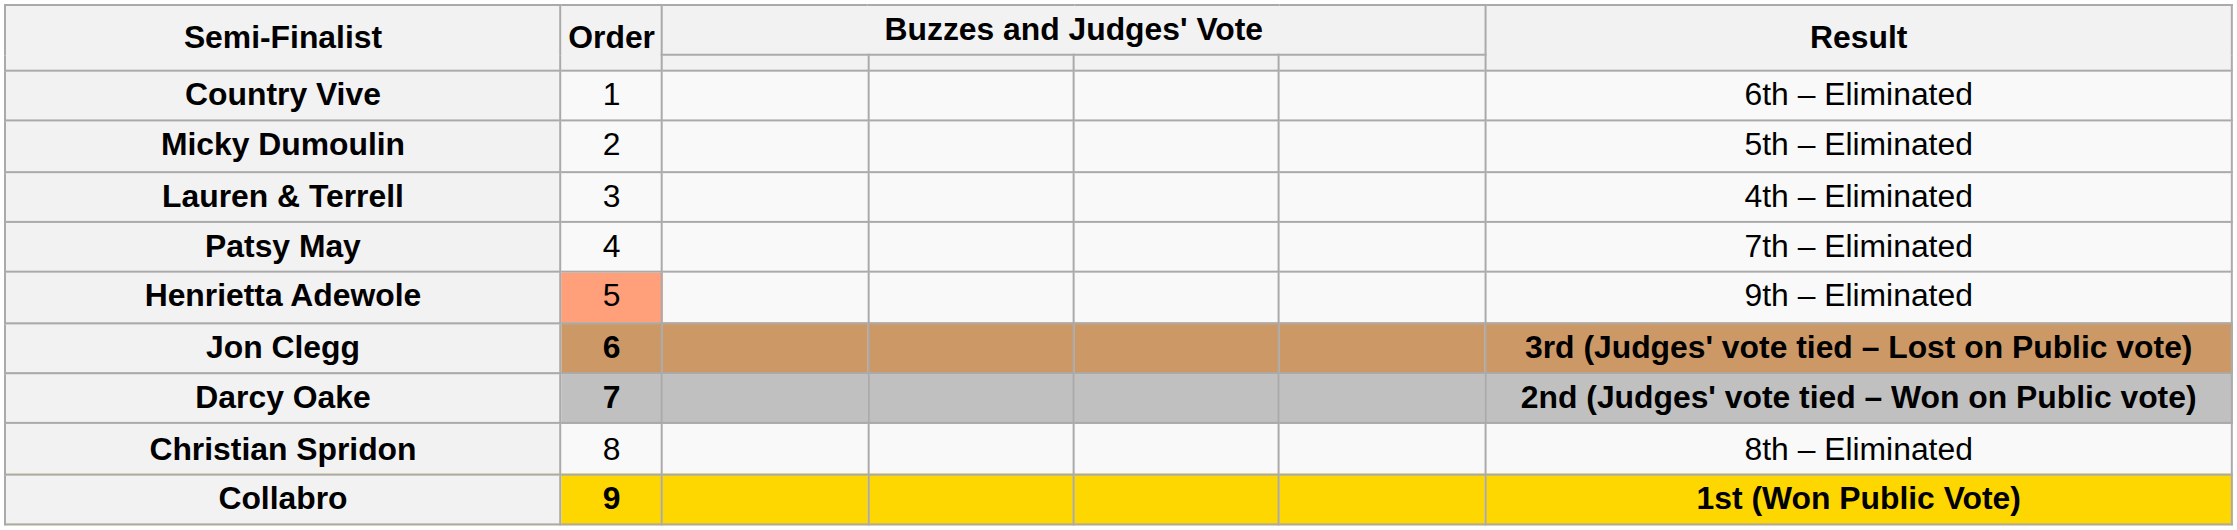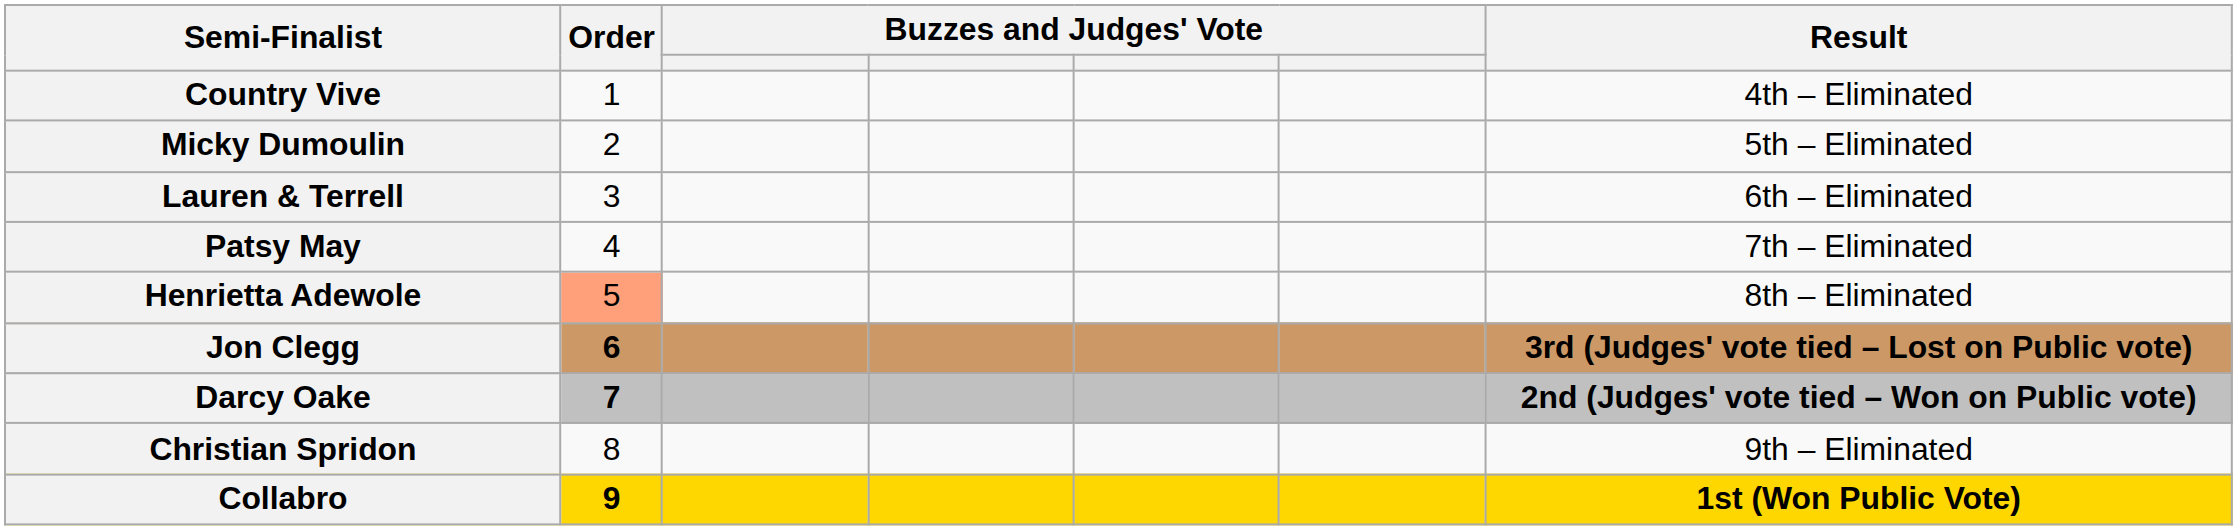(1859, 94) 6th – Eliminated -> (1859, 94) 4th – Eliminated
(1859, 195) 4th – Eliminated -> (1859, 195) 6th – Eliminated
(1859, 296) 9th – Eliminated -> (1859, 296) 8th – Eliminated
(1859, 448) 8th – Eliminated -> (1859, 448) 9th – Eliminated
